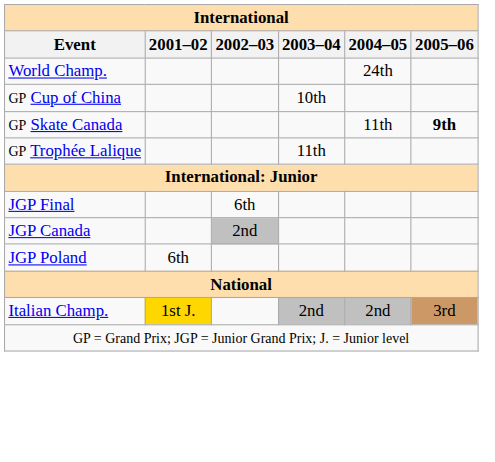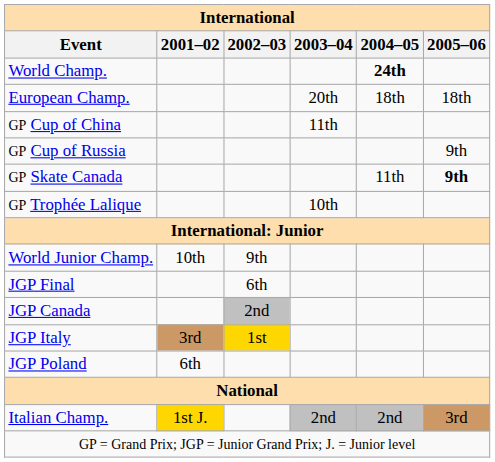(378, 71) normal -> (390, 71) bold
+ row: (69, 97)
(311, 97) 10th -> (323, 124) 11th
+ row: (67, 151)
(311, 151) 11th -> (323, 204) 10th
+ row: (81, 257)
+ row: (40, 337)
